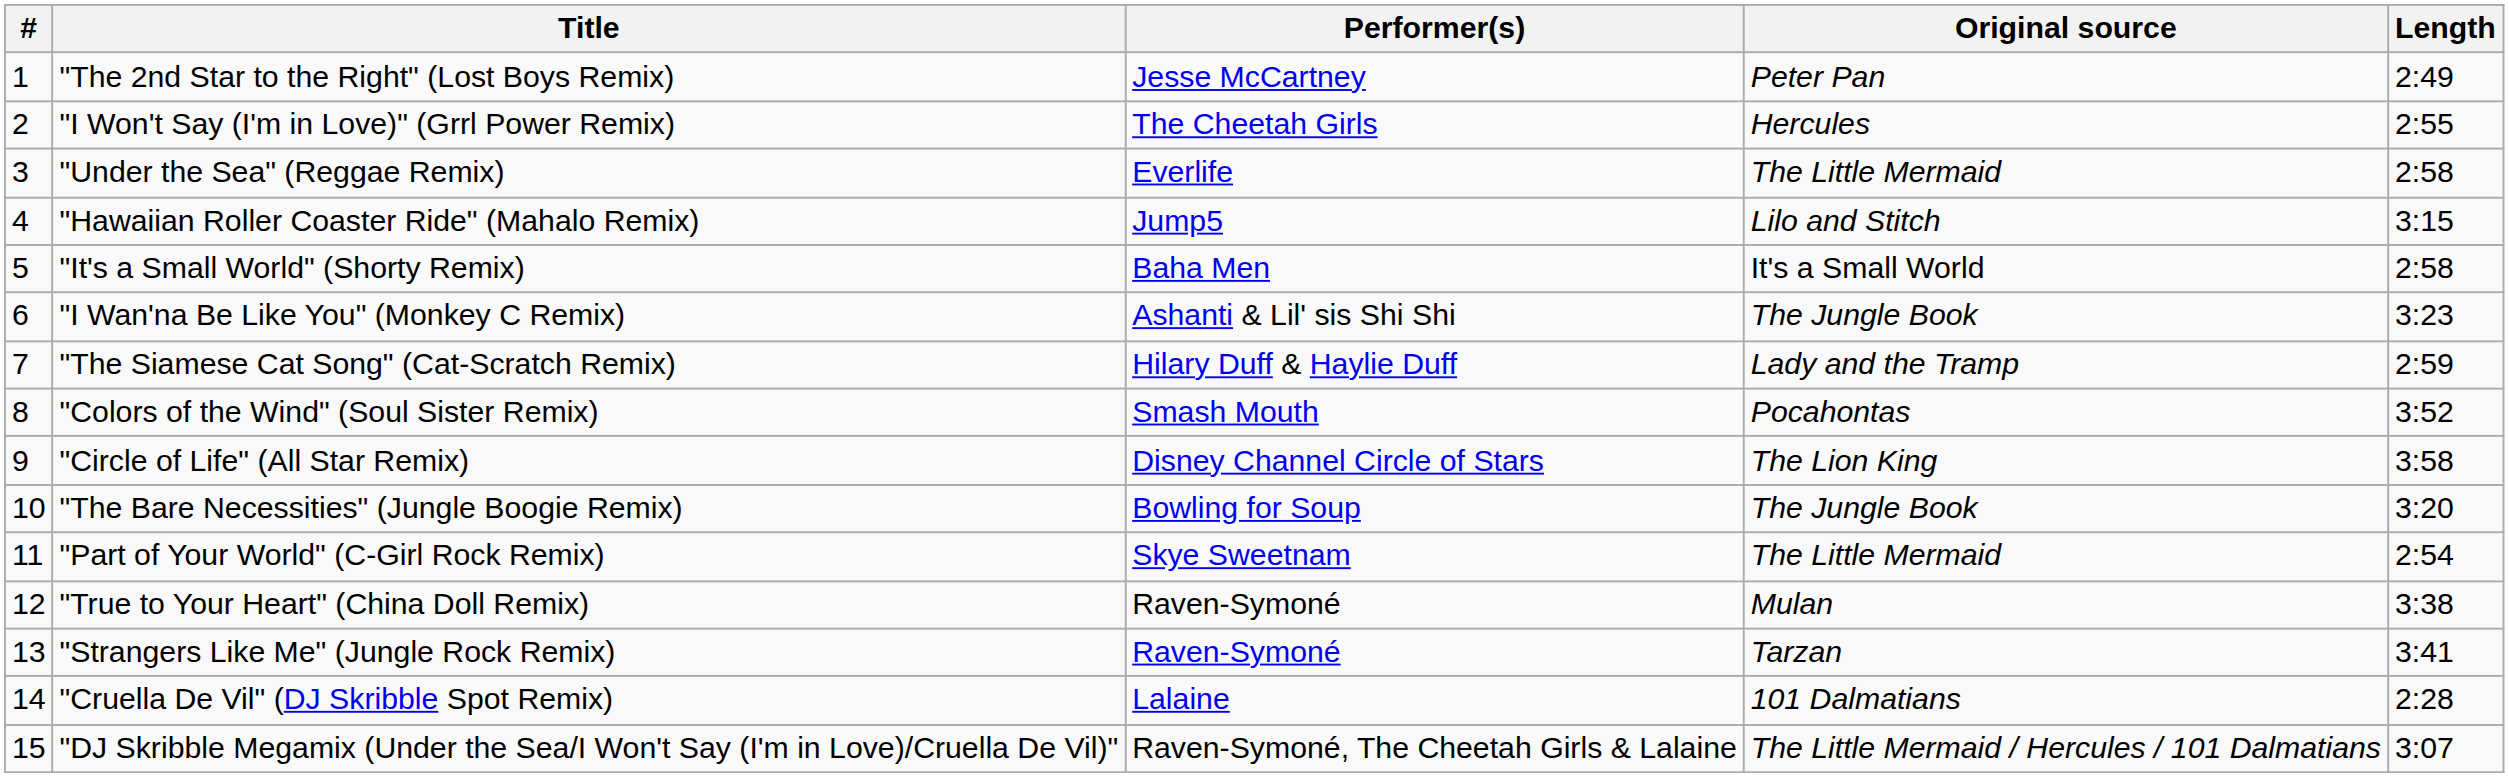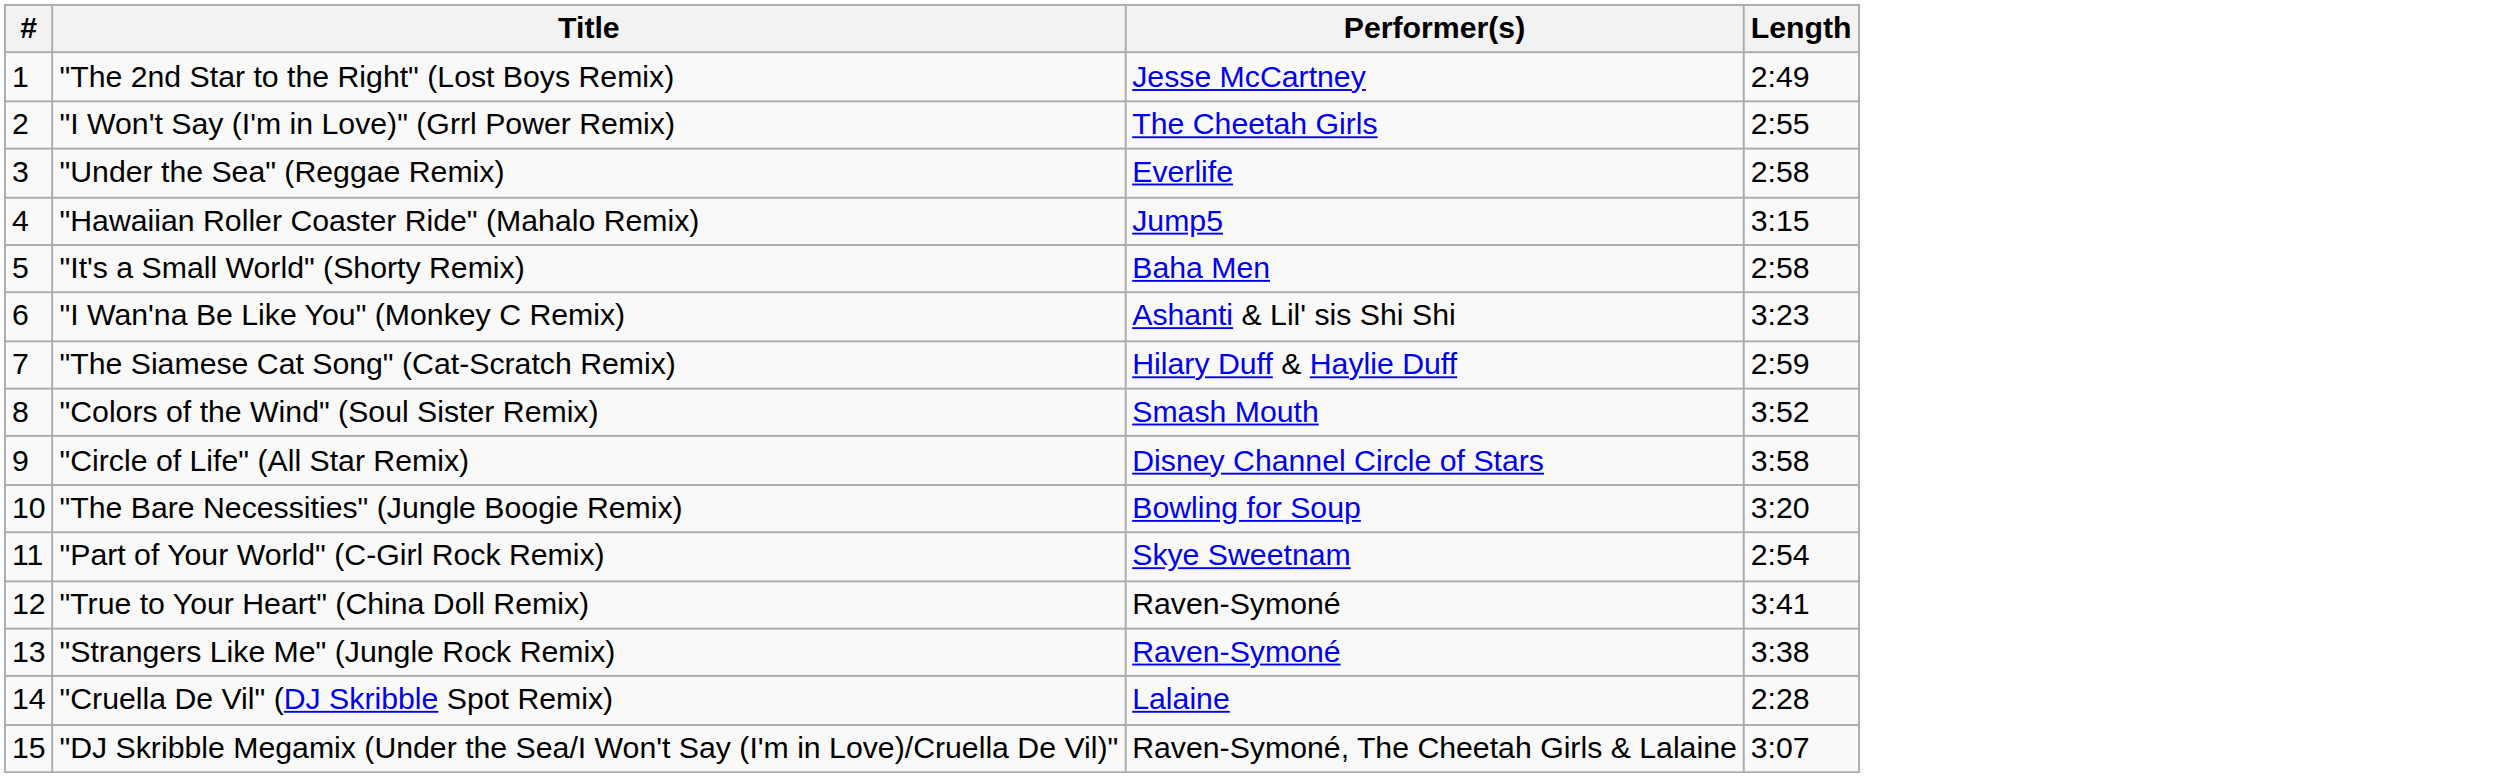- column: (2066, 28)
(2424, 603) 3:38 -> (1780, 603) 3:41
(2424, 651) 3:41 -> (1780, 651) 3:38
